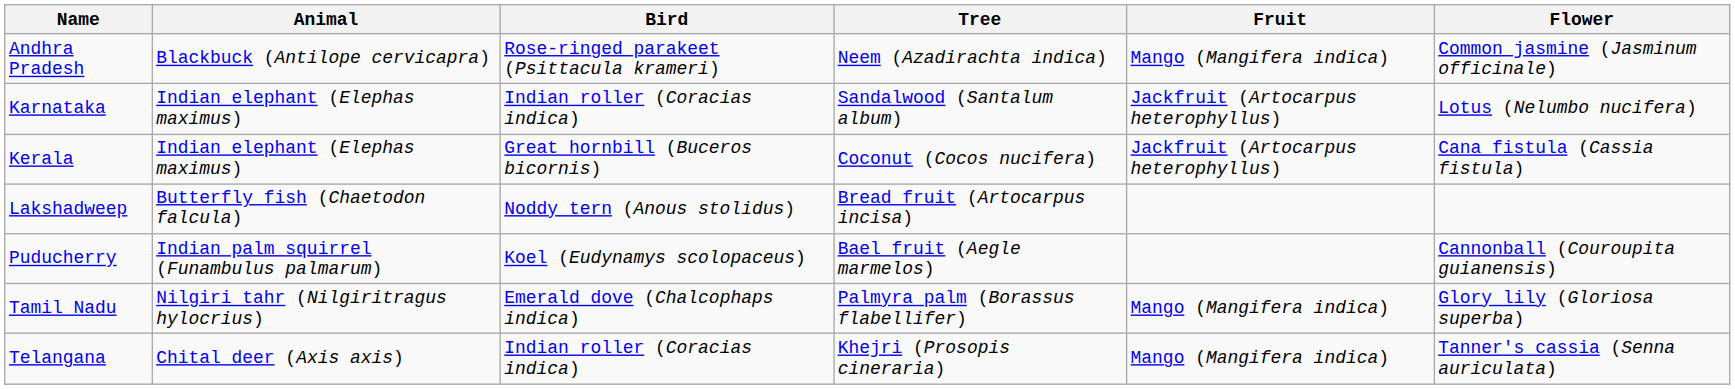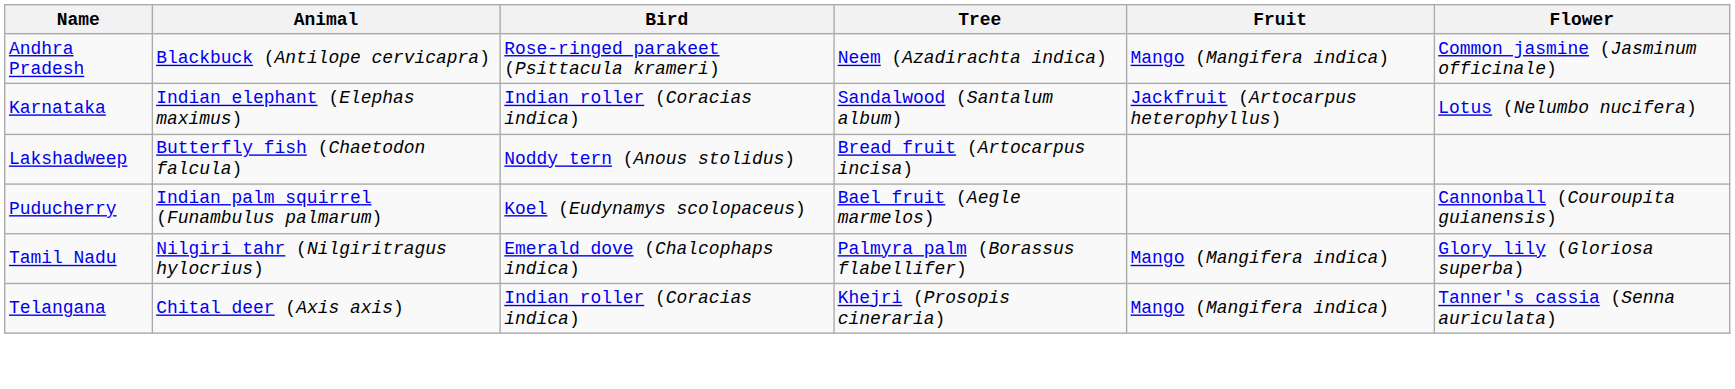- row: (41, 159)
